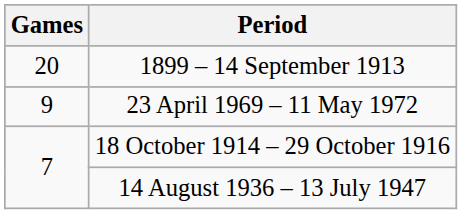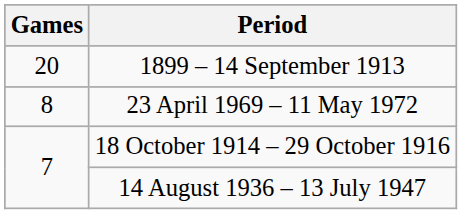(47, 106) 9 -> (47, 106) 8
